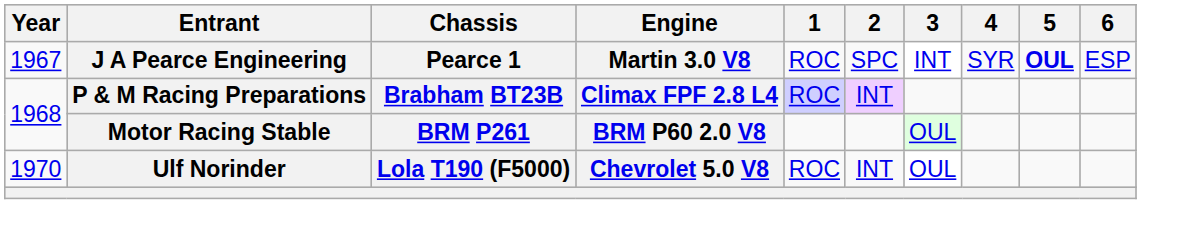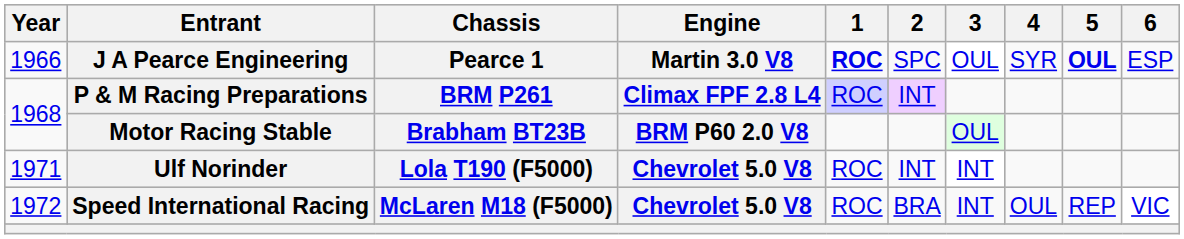(36, 60) 1967 -> (36, 60) 1966
(814, 60) normal -> (857, 60) bold
(933, 60) INT -> (975, 60) OUL
(474, 96) Brabham BT23B -> (496, 96) BRM P261
(474, 133) BRM P261 -> (496, 133) Brabham BT23B
(36, 169) 1970 -> (36, 169) 1971
(933, 169) OUL -> (975, 169) INT
+ row: (221, 205)
